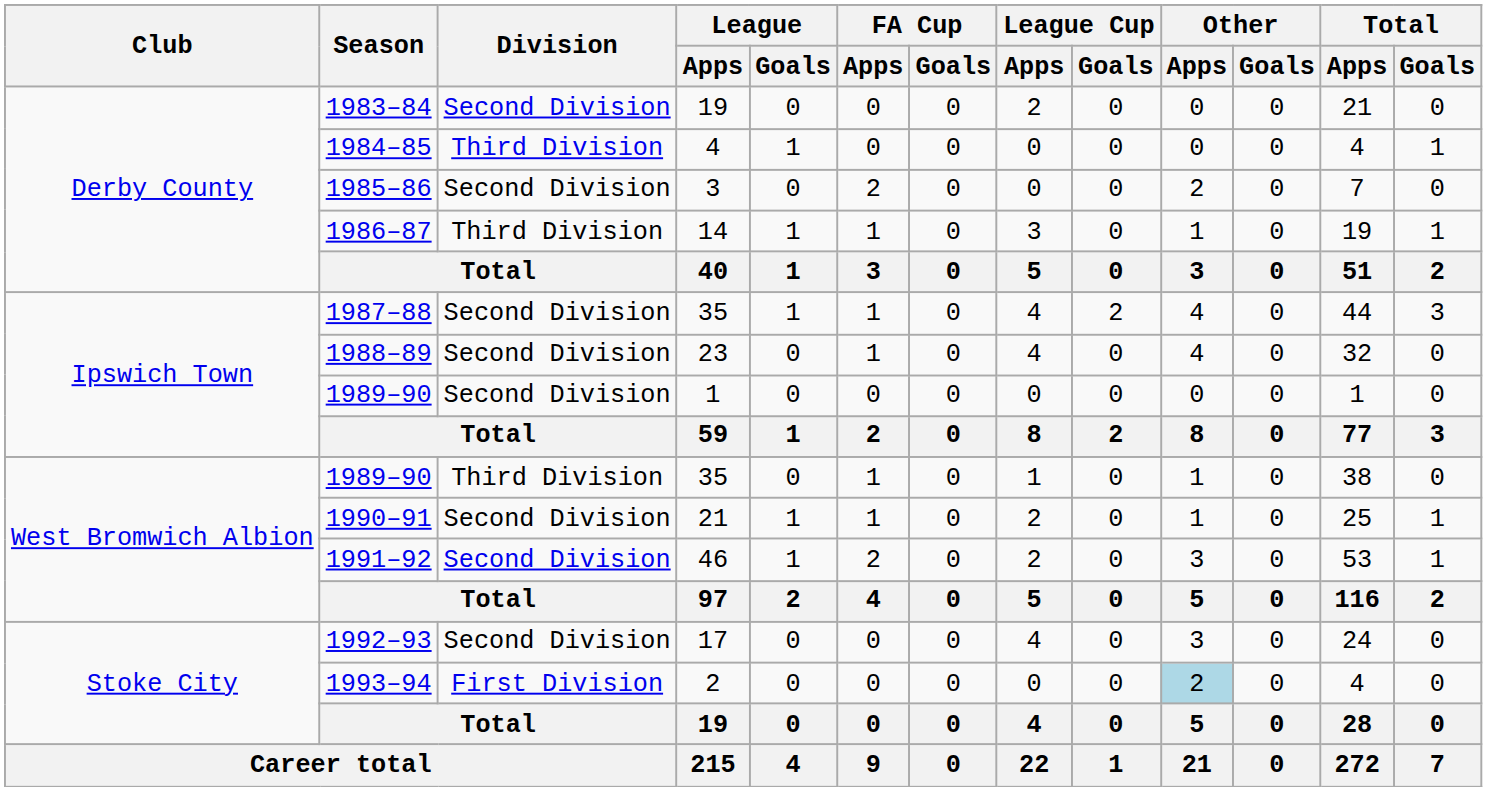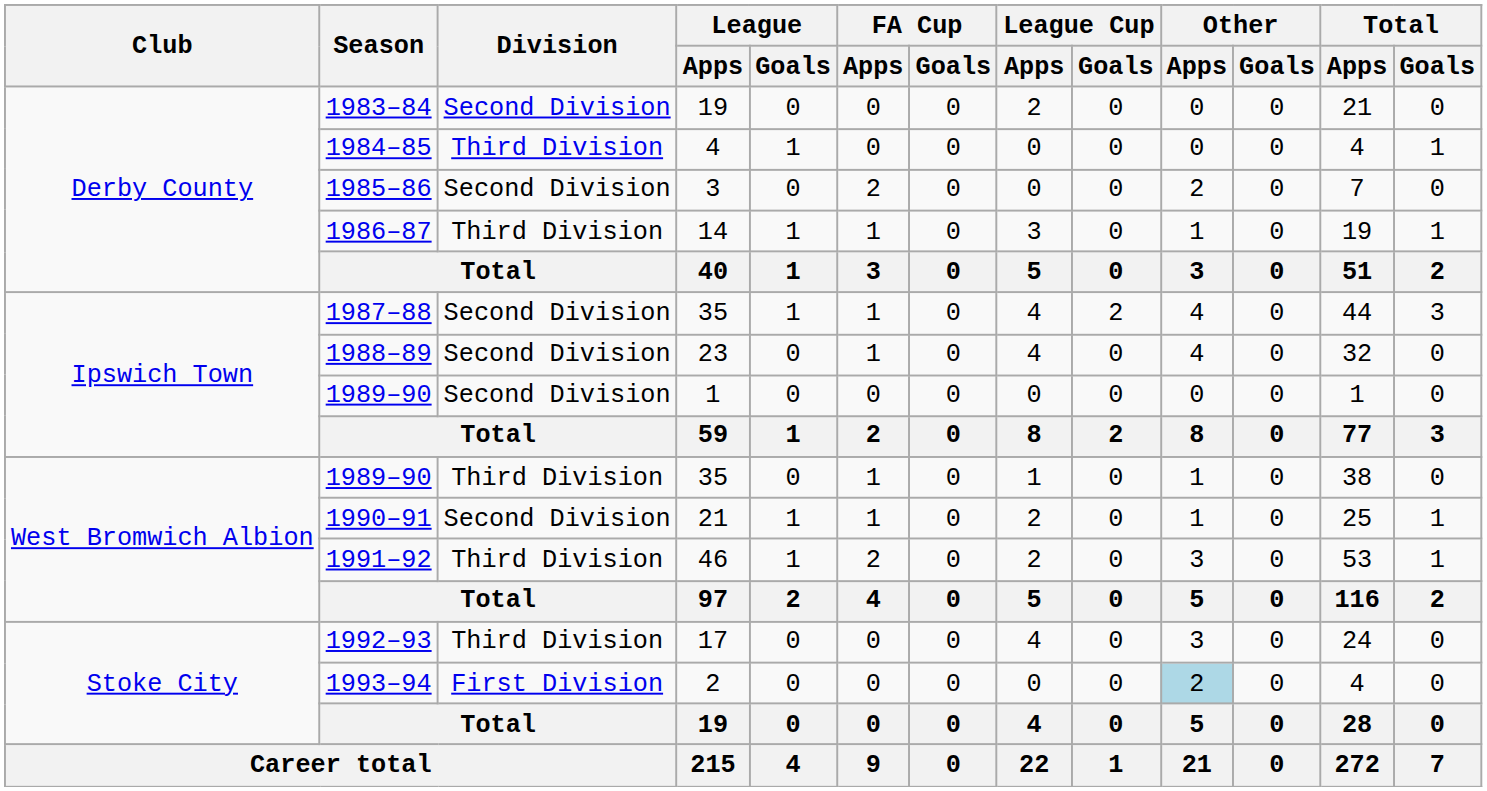(557, 560) Second Division -> (557, 560) Third Division
(557, 642) Second Division -> (557, 642) Third Division
